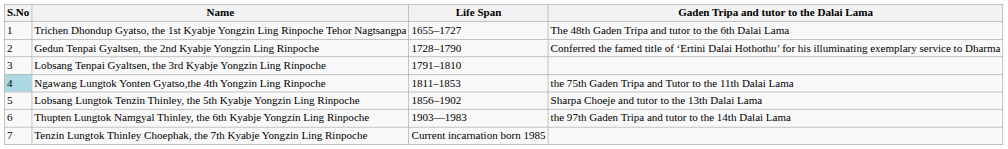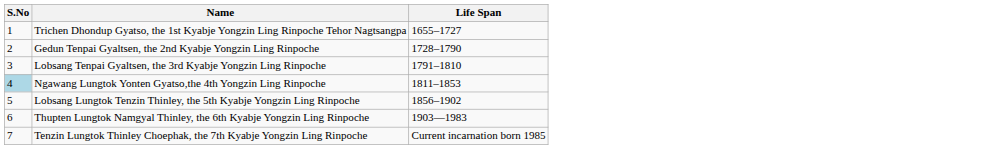- column: (776, 13)
